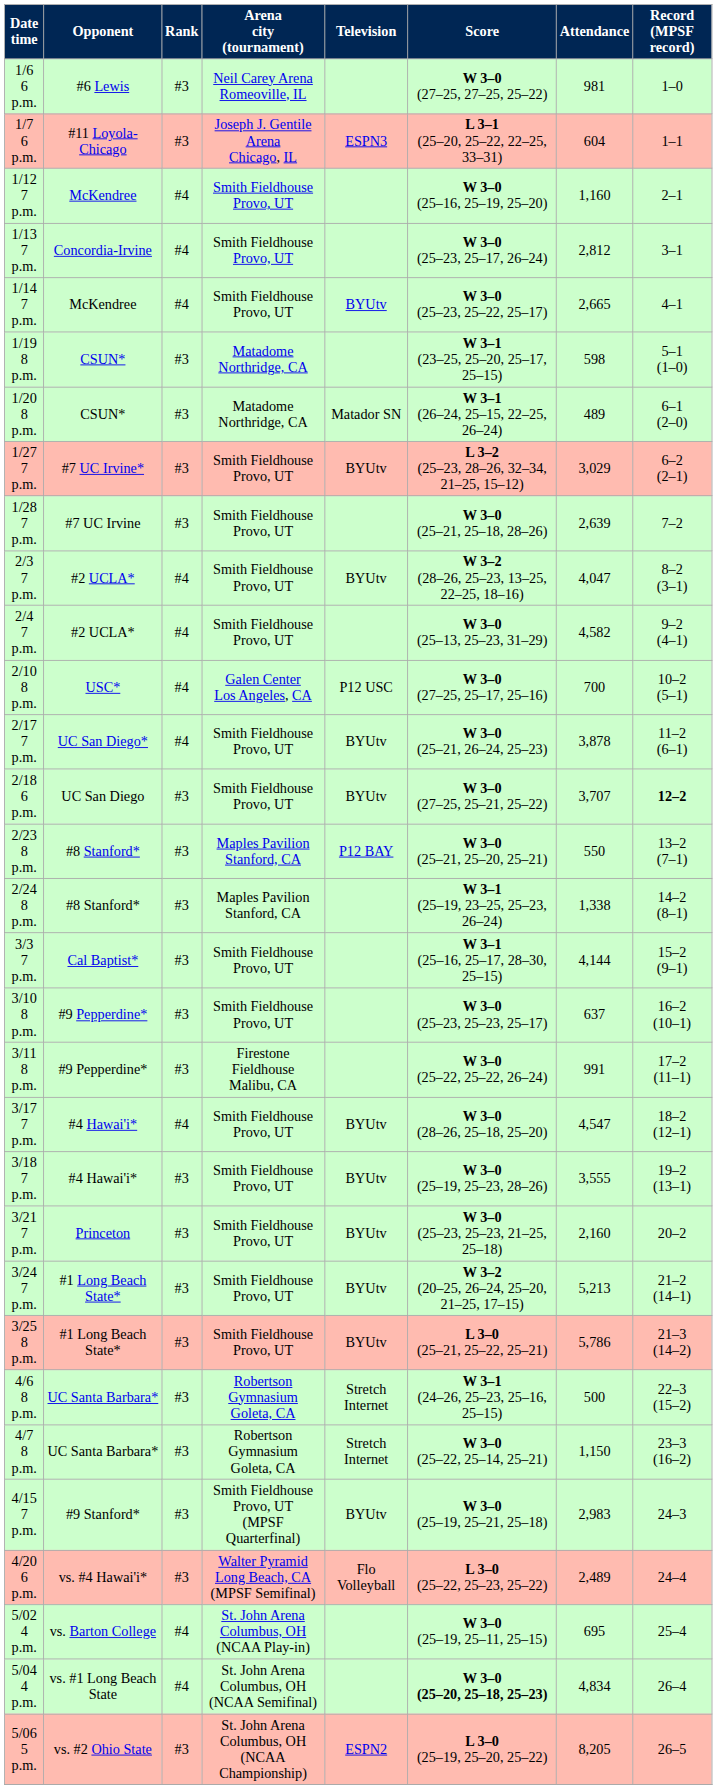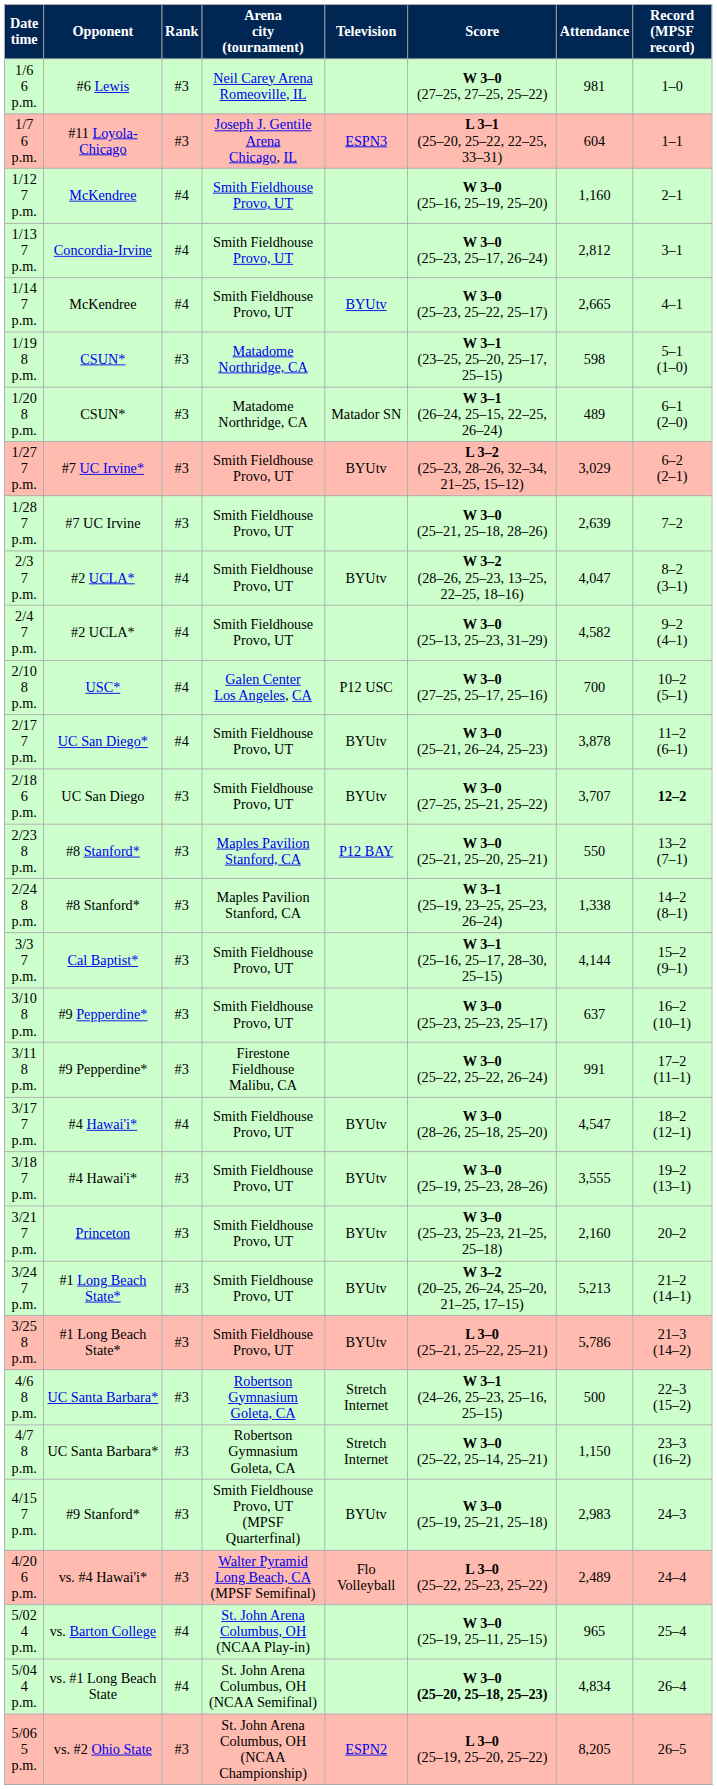(594, 1631) 695 -> (594, 1631) 965
